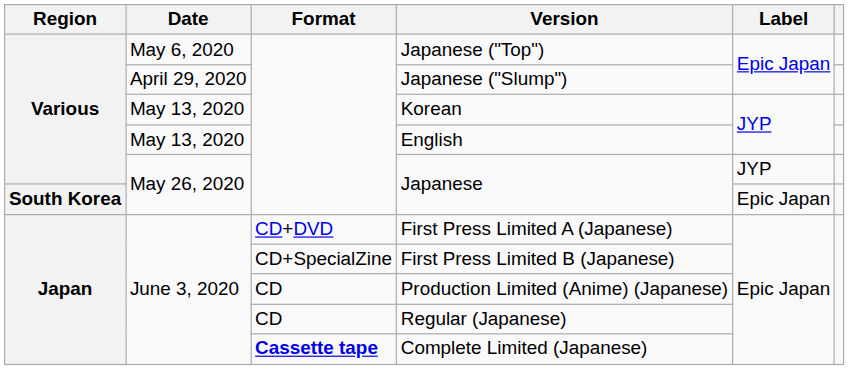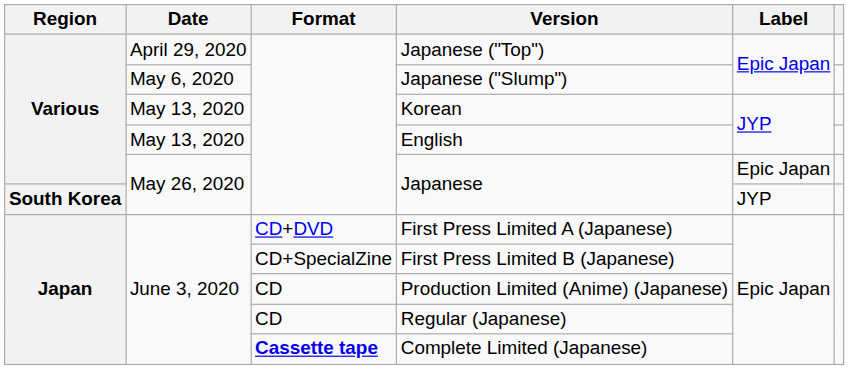(182, 49) May 6, 2020 -> (188, 49) April 29, 2020
(188, 79) April 29, 2020 -> (182, 79) May 6, 2020
(754, 169) JYP -> (784, 169) Epic Japan
(784, 199) Epic Japan -> (754, 199) JYP
